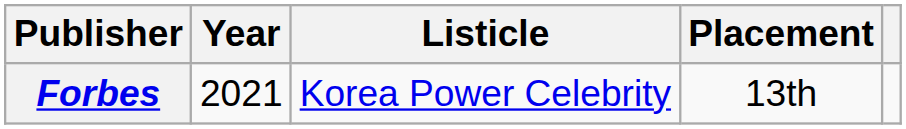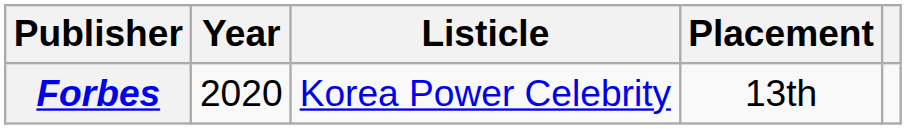(241, 92) 2021 -> (241, 92) 2020
